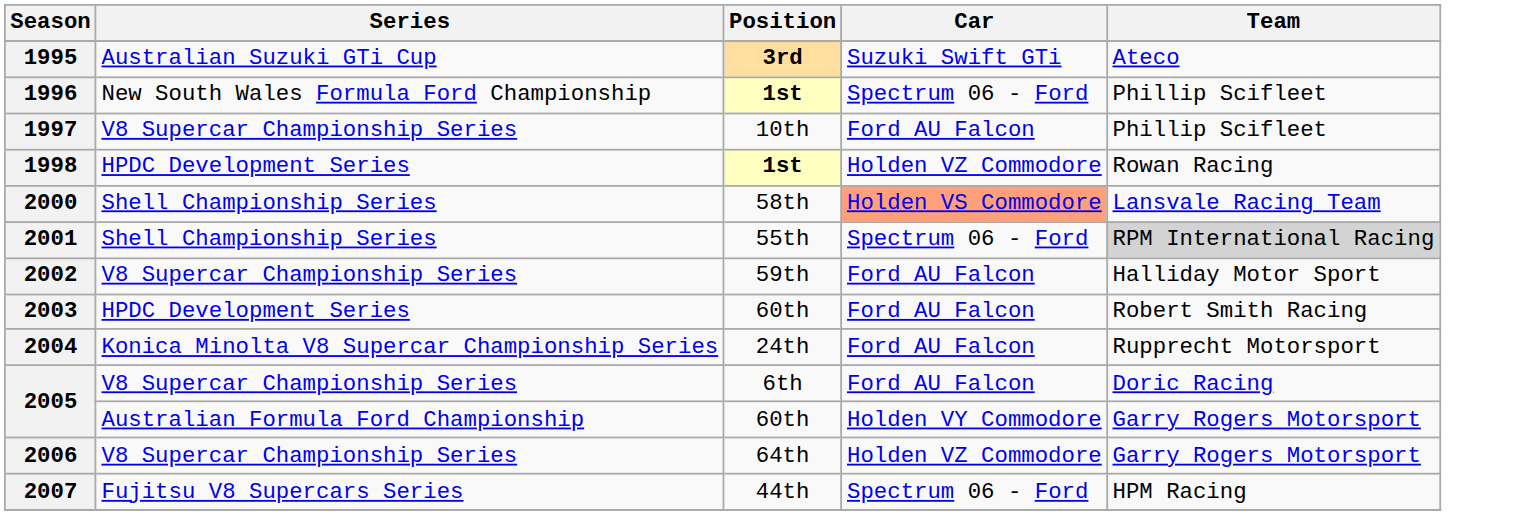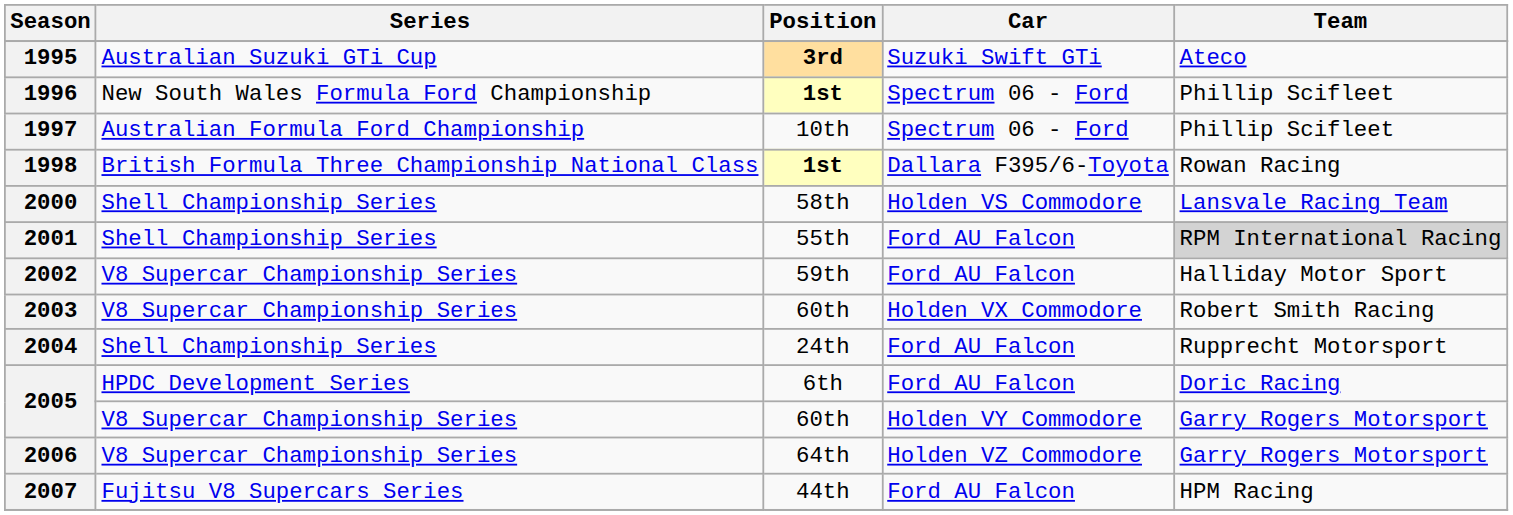(309, 132) V8 Supercar Championship Series -> (343, 132) Australian Formula Ford Championship
(941, 132) Ford AU Falcon -> (1008, 132) Spectrum 06 - Ford
(256, 168) HPDC Development Series -> (430, 168) British Formula Three Championship National Class
(974, 168) Holden VZ Commodore -> (1028, 168) Dallara F395/6-Toyota
(974, 204) lightsalmon background -> (1015, 204) no background
(968, 240) Spectrum 06 - Ford -> (981, 240) Ford AU Falcon
(256, 312) HPDC Development Series -> (309, 312) V8 Supercar Championship Series
(941, 312) Ford AU Falcon -> (1015, 312) Holden VX Commodore
(410, 348) Konica Minolta V8 Supercar Championship Series -> (269, 348) Shell Championship Series
(309, 384) V8 Supercar Championship Series -> (256, 384) HPDC Development Series
(343, 420) Australian Formula Ford Championship -> (309, 420) V8 Supercar Championship Series
(968, 492) Spectrum 06 - Ford -> (981, 492) Ford AU Falcon
